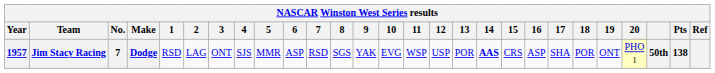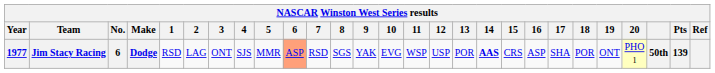(17, 53) 1957 -> (17, 53) 1977
(118, 53) 7 -> (118, 53) 6
(295, 53) no background -> (295, 53) lightsalmon background
(680, 53) 138 -> (680, 53) 139
